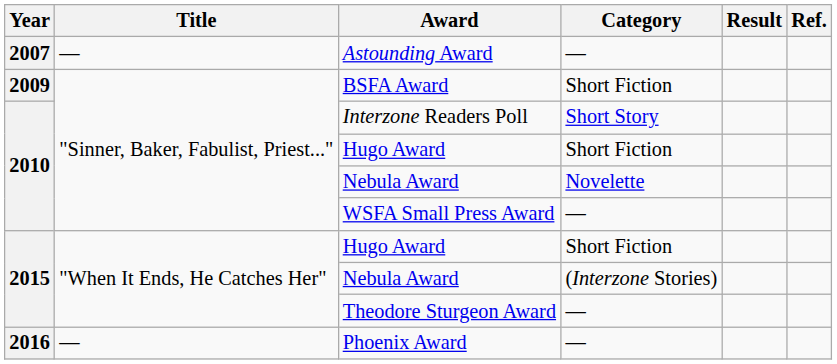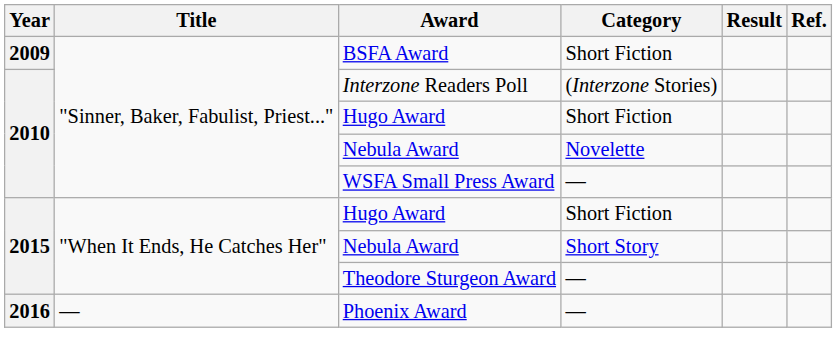- row: (30, 52)
(612, 117) Short Story -> (641, 85) (Interzone Stories)
(641, 278) (Interzone Stories) -> (612, 246) Short Story
